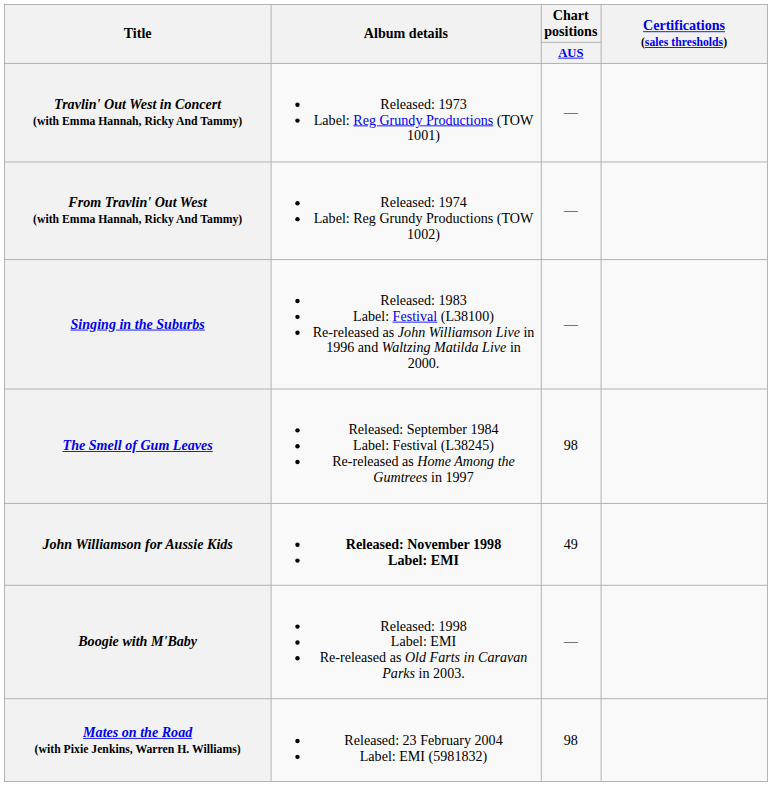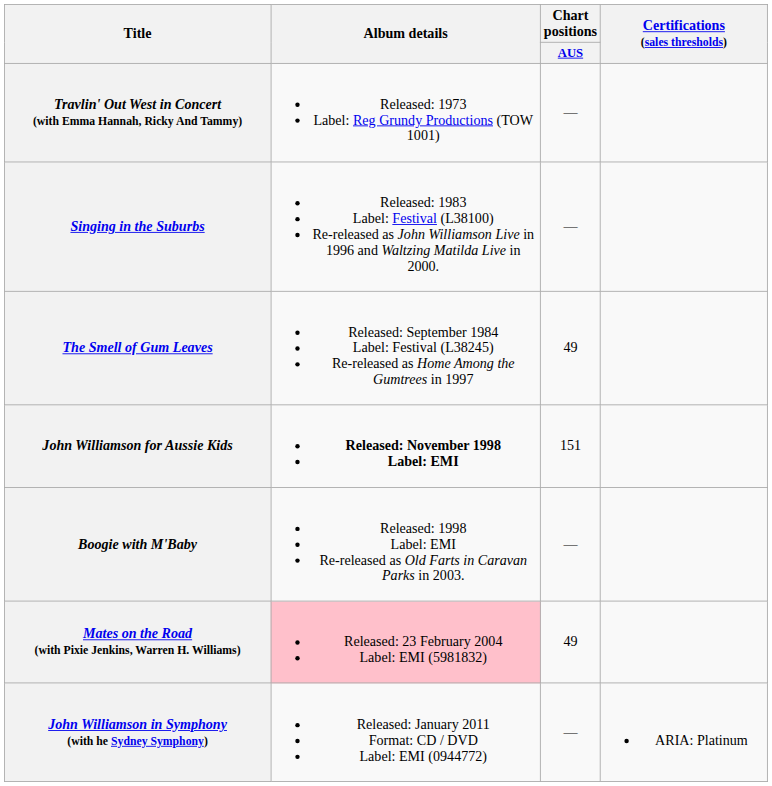- row: (138, 210)
(571, 446) 98 -> (570, 348) 49
(571, 544) 49 -> (570, 446) 151
(406, 748) no background -> (406, 650) pink background
(571, 740) 98 -> (570, 642) 49
+ row: (138, 732)
